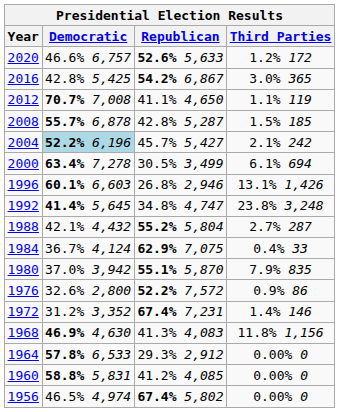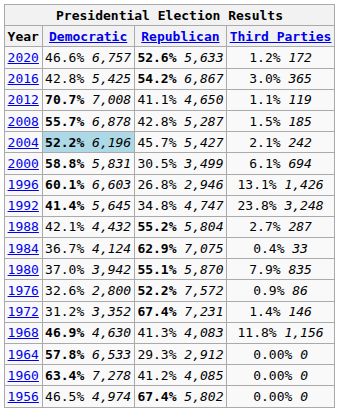(88, 163) 63.4% 7,278 -> (88, 163) 58.8% 5,831
(88, 375) 58.8% 5,831 -> (88, 375) 63.4% 7,278
